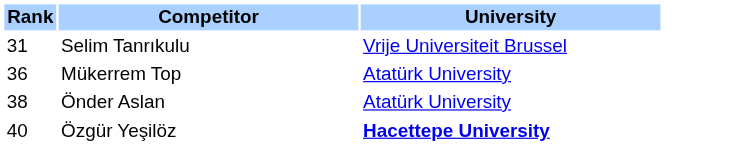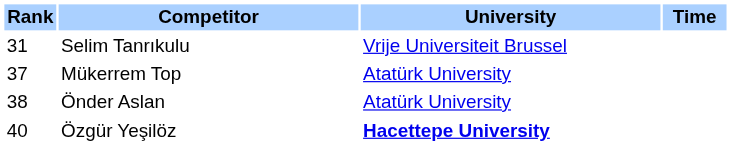+ column: (695, 17)
(17, 73) 36 -> (17, 73) 37
